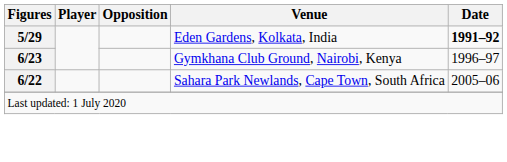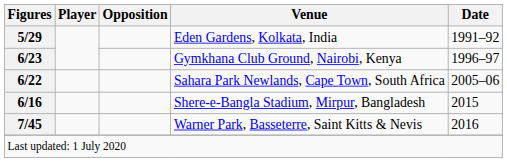(475, 37) bold -> (475, 37) normal
+ row: (300, 102)
+ row: (298, 124)
